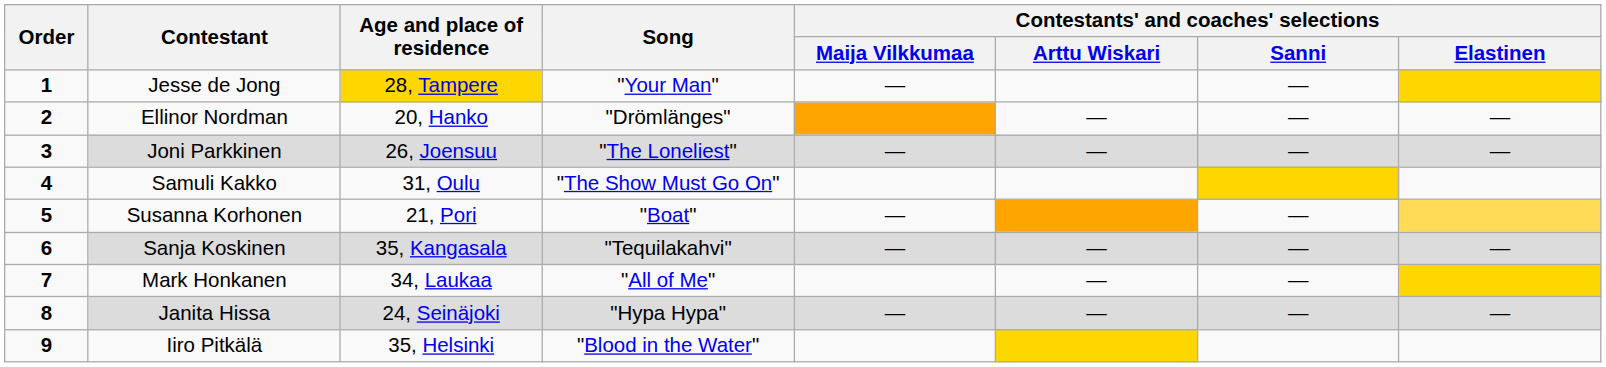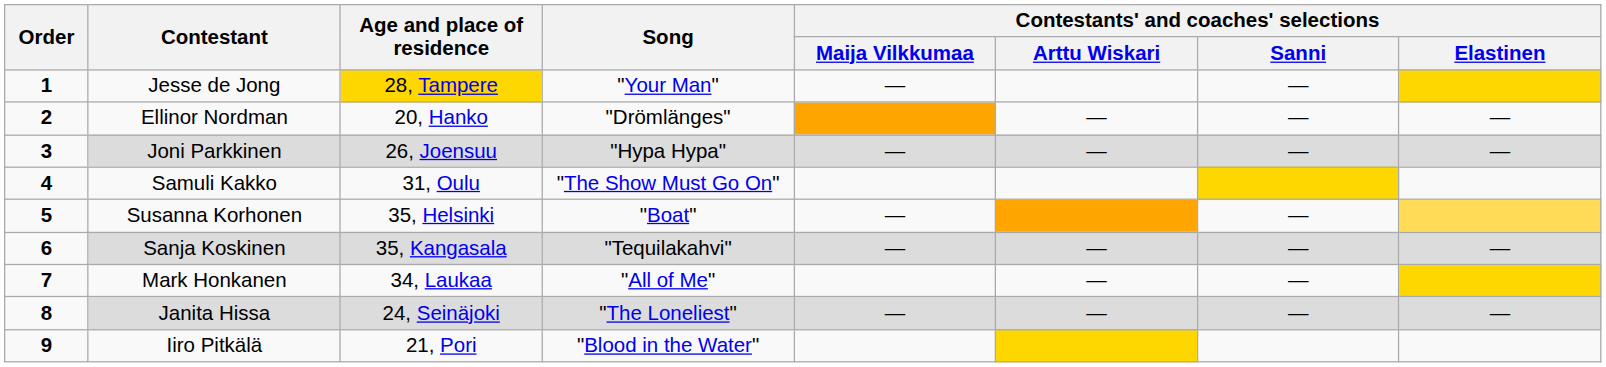(668, 150) "The Loneliest" -> (668, 150) "Hypa Hypa"
(441, 215) 21, Pori -> (441, 215) 35, Helsinki
(668, 313) "Hypa Hypa" -> (668, 313) "The Loneliest"
(441, 345) 35, Helsinki -> (441, 345) 21, Pori
